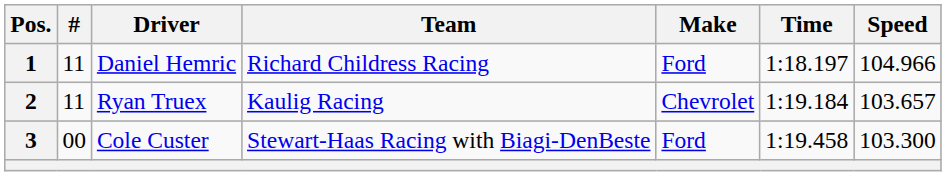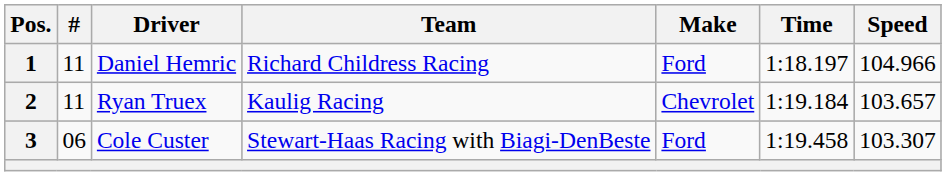(74, 140) 00 -> (74, 140) 06
(897, 140) 103.300 -> (897, 140) 103.307
